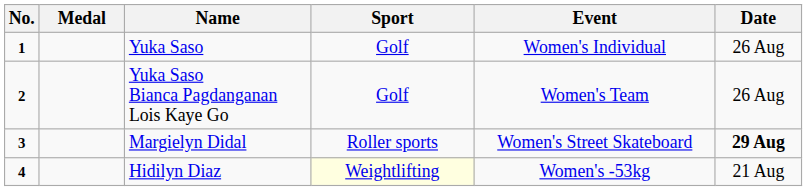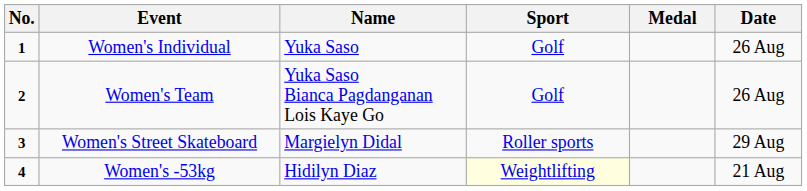columns swapped: (82, 18) <-> (595, 18)
(758, 143) bold -> (758, 143) normal
